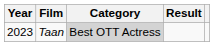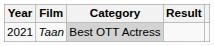(20, 32) 2023 -> (20, 32) 2021
